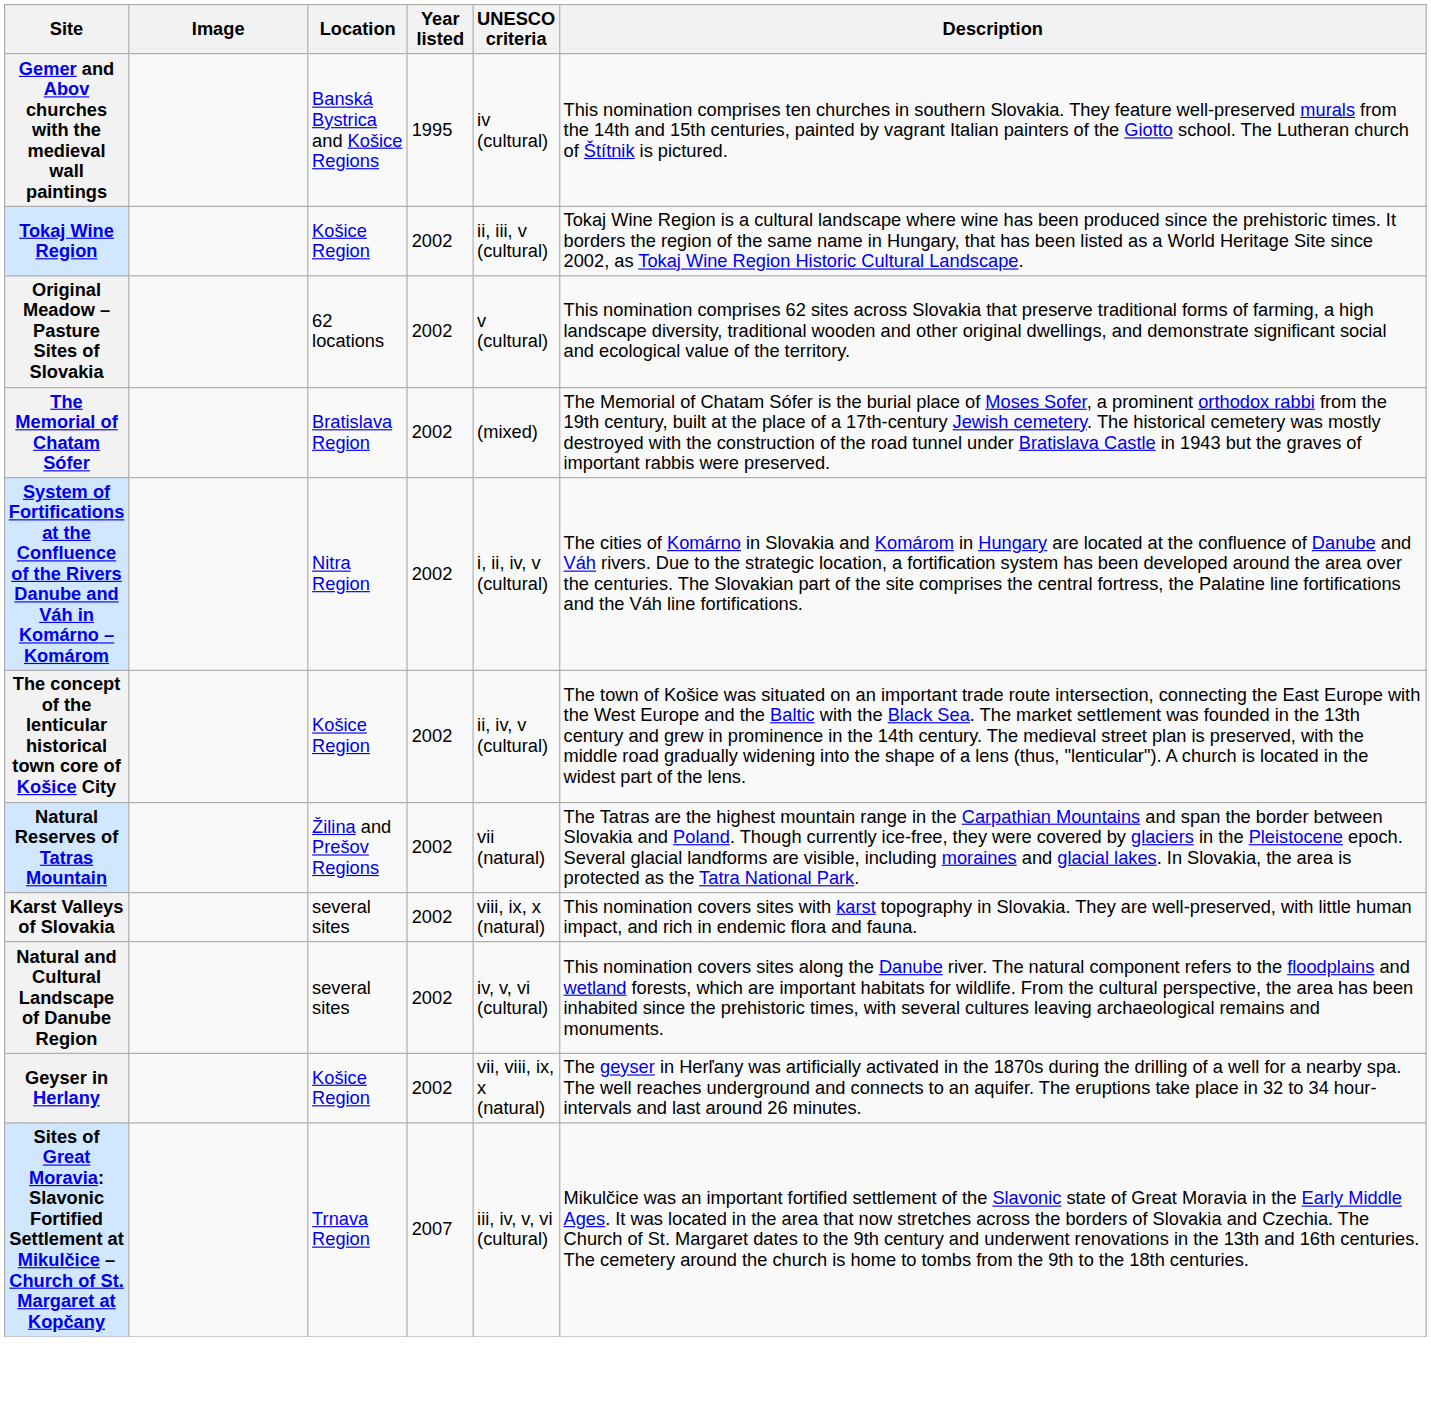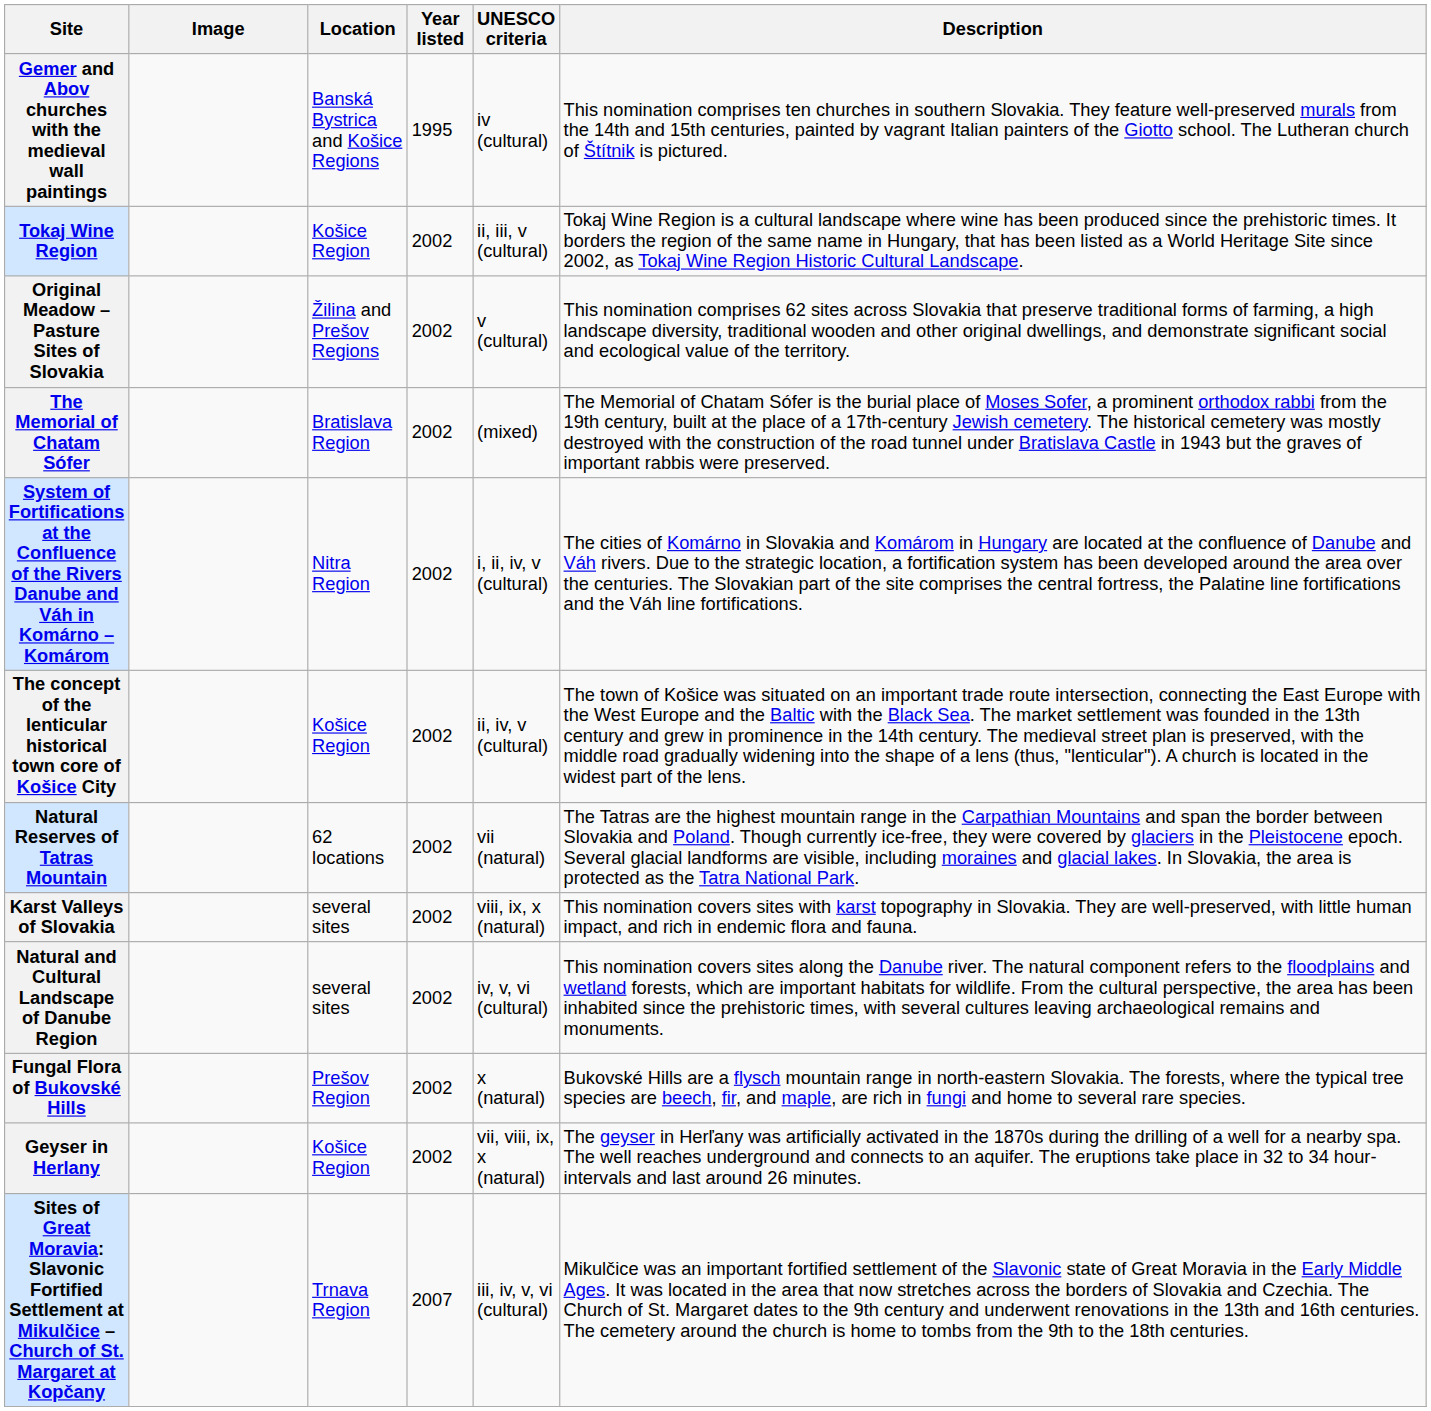(348, 331) 62 locations -> (352, 331) Žilina and Prešov Regions
(352, 847) Žilina and Prešov Regions -> (348, 847) 62 locations
+ row: (67, 1087)
